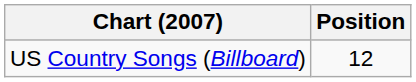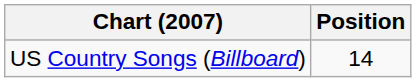(361, 58) 12 -> (361, 58) 14
